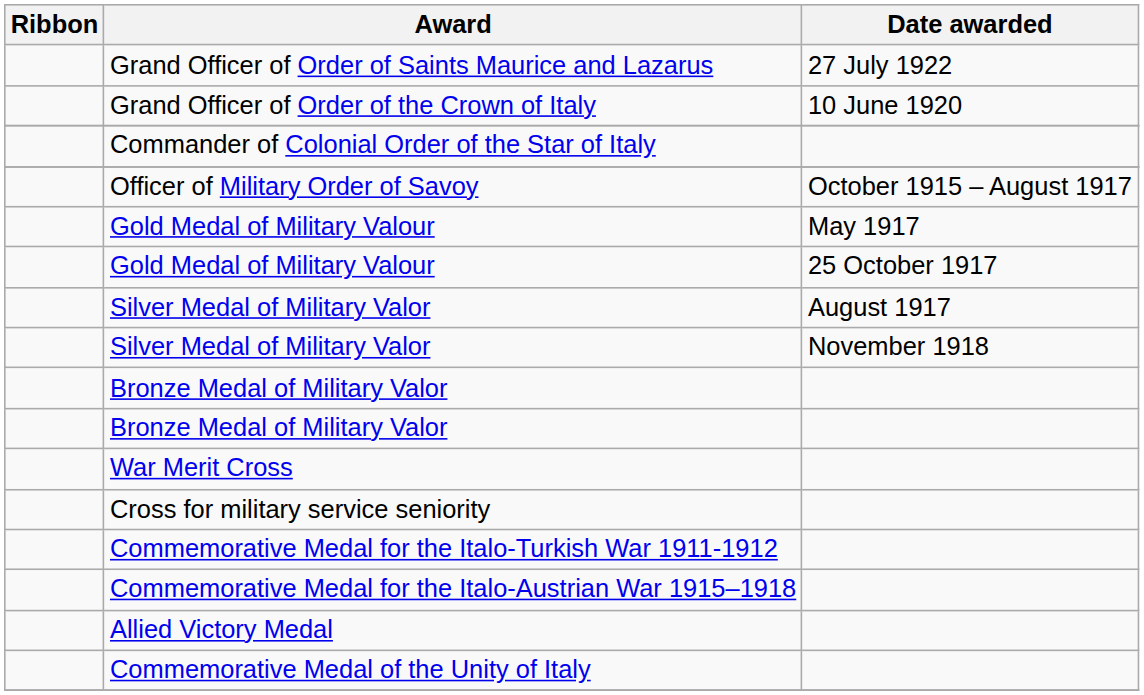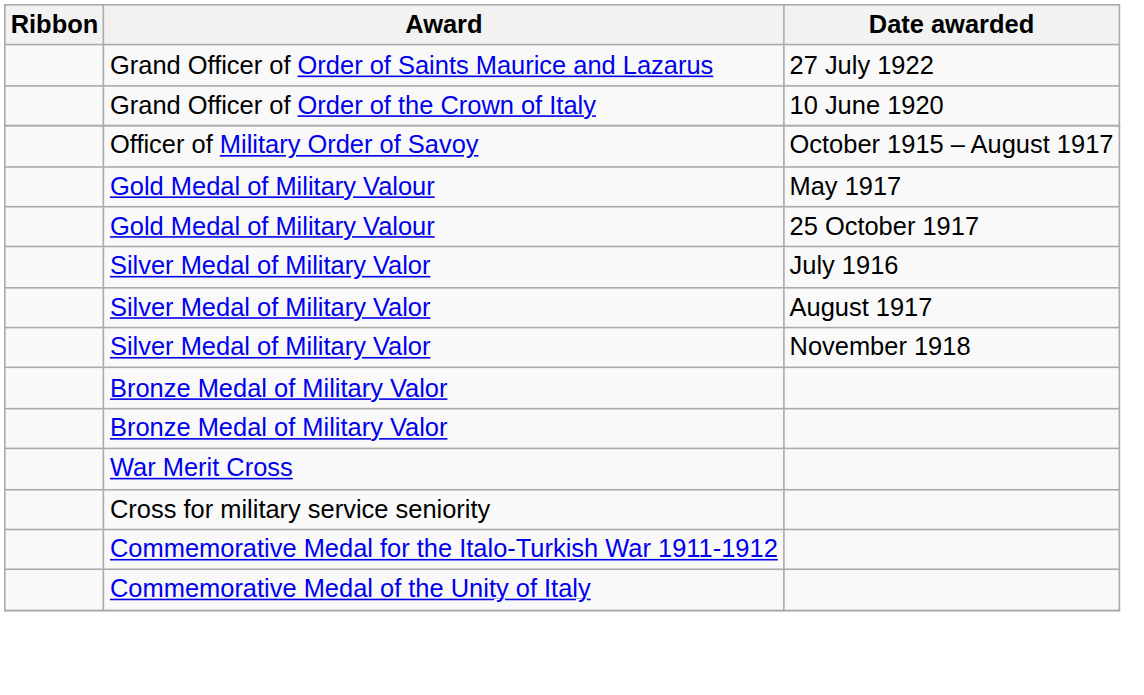- row: (383, 145)
+ row: (270, 266)
- row: (453, 589)
- row: (221, 629)
